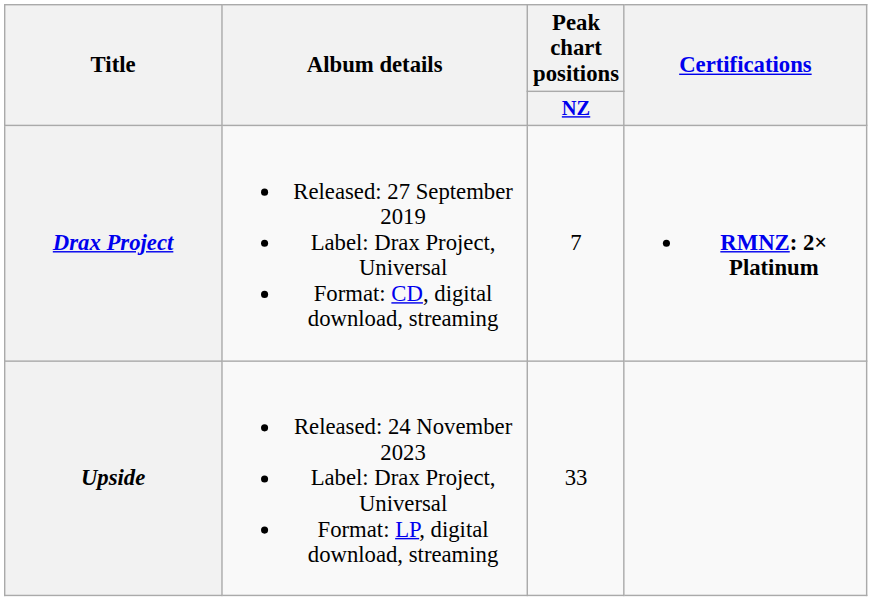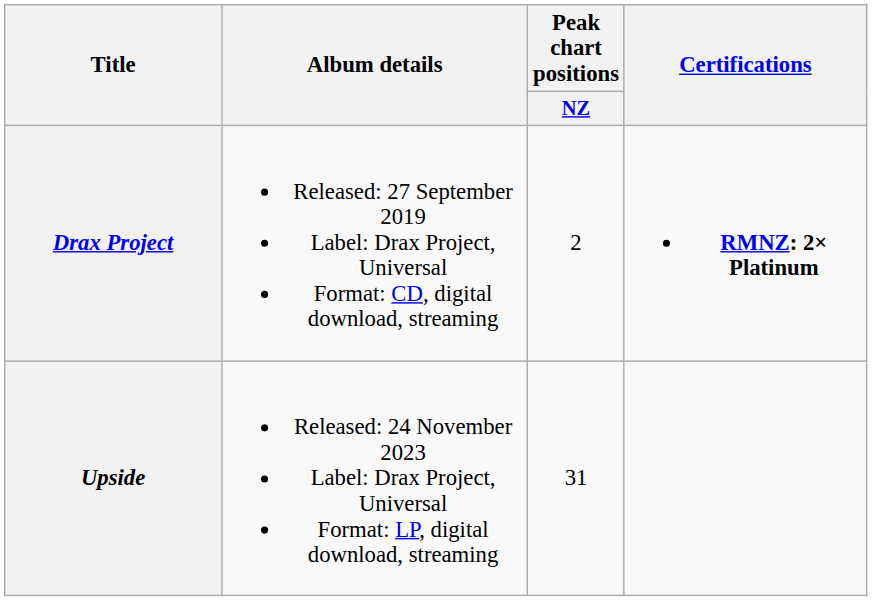(576, 242) 7 -> (576, 242) 2
(576, 477) 33 -> (576, 477) 31
